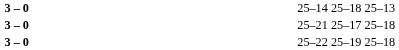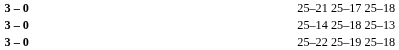rows swapped: (346, 8) <-> (346, 25)
